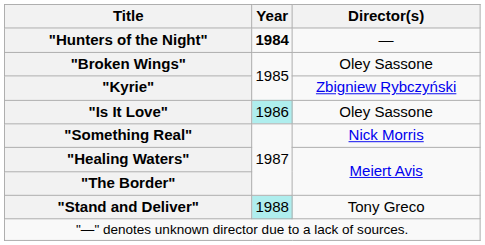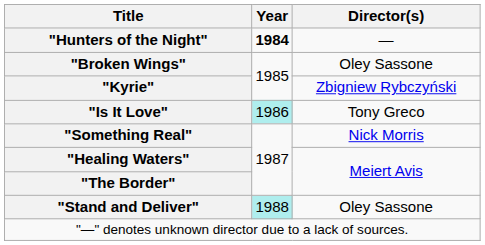(386, 111) Oley Sassone -> (386, 111) Tony Greco
(386, 207) Tony Greco -> (386, 207) Oley Sassone
